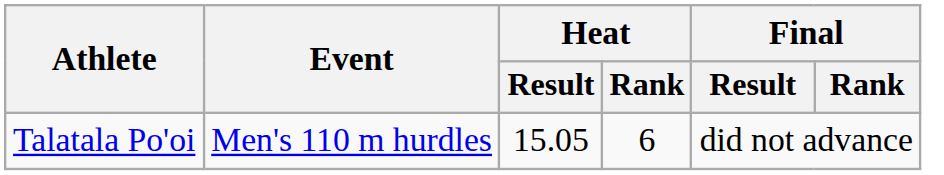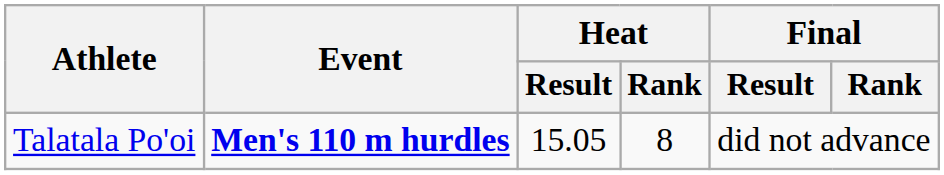(352, 140) normal -> (360, 140) bold
(647, 140) 6 -> (665, 140) 8
